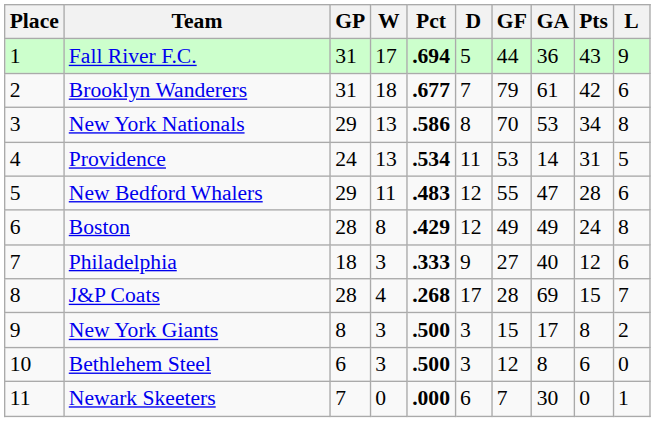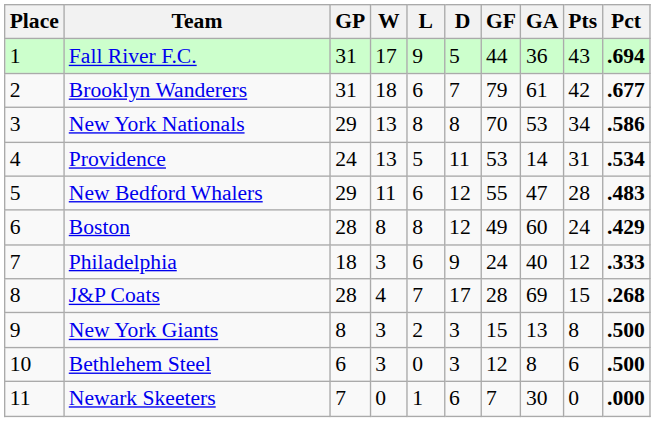columns swapped: (631, 21) <-> (431, 21)
(548, 227) 49 -> (537, 227) 60
(508, 261) 27 -> (497, 261) 24
(548, 329) 17 -> (537, 329) 13
